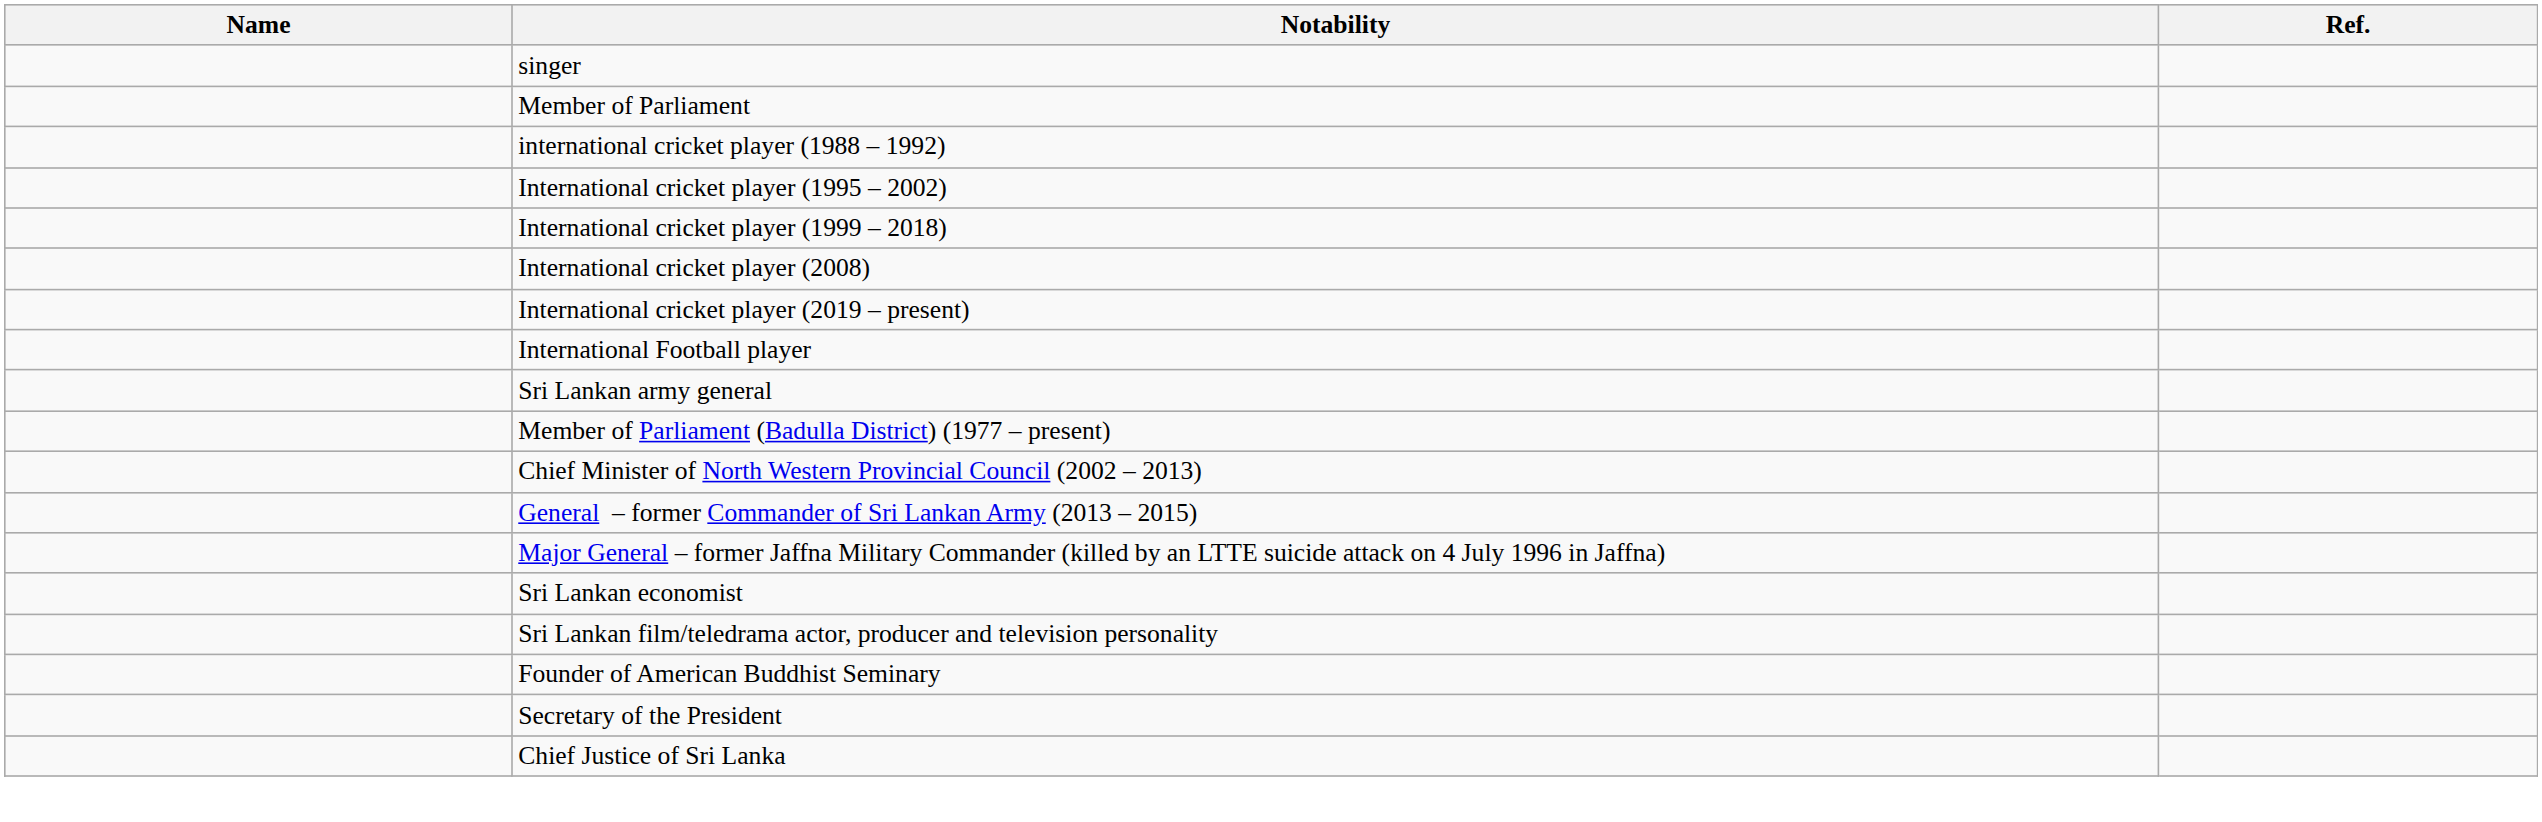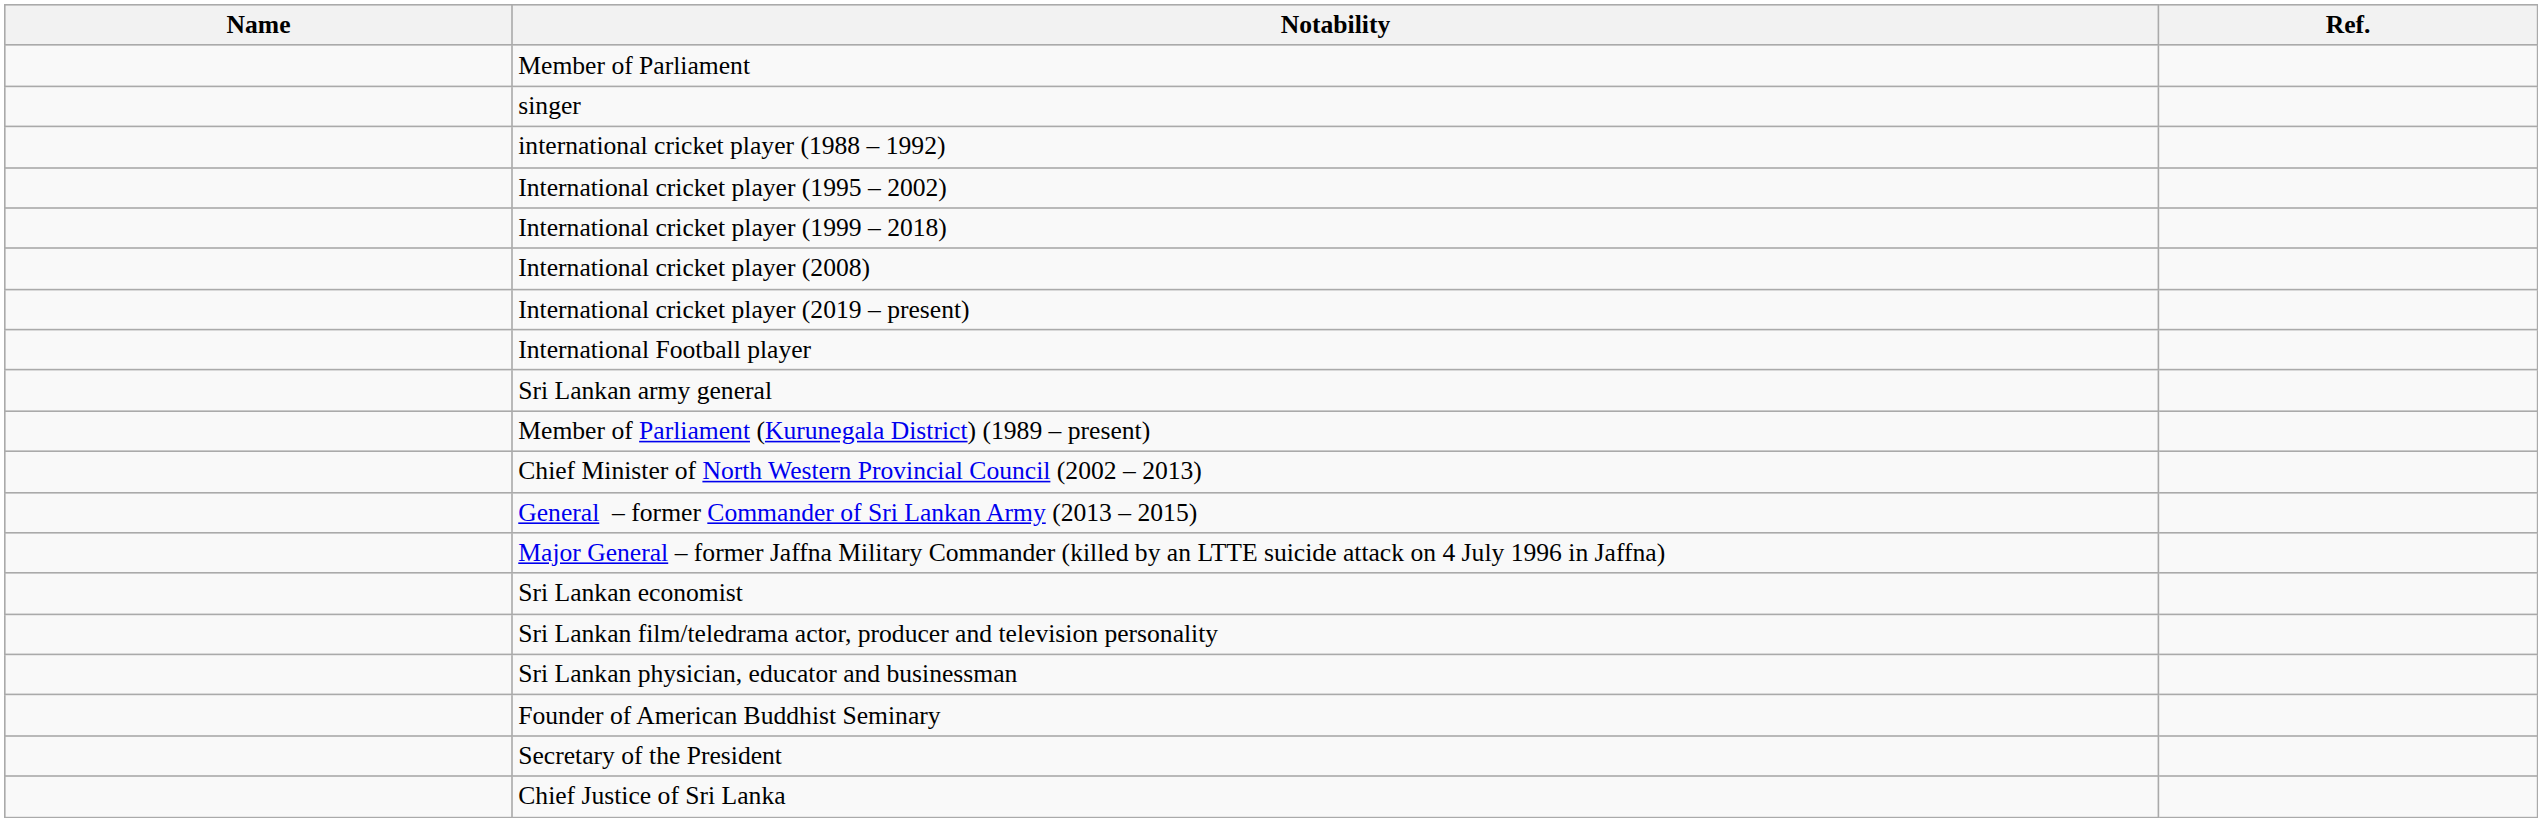rows swapped: (550, 65) <-> (634, 106)
+ row: (834, 430)
- row: (814, 430)
+ row: (768, 674)
